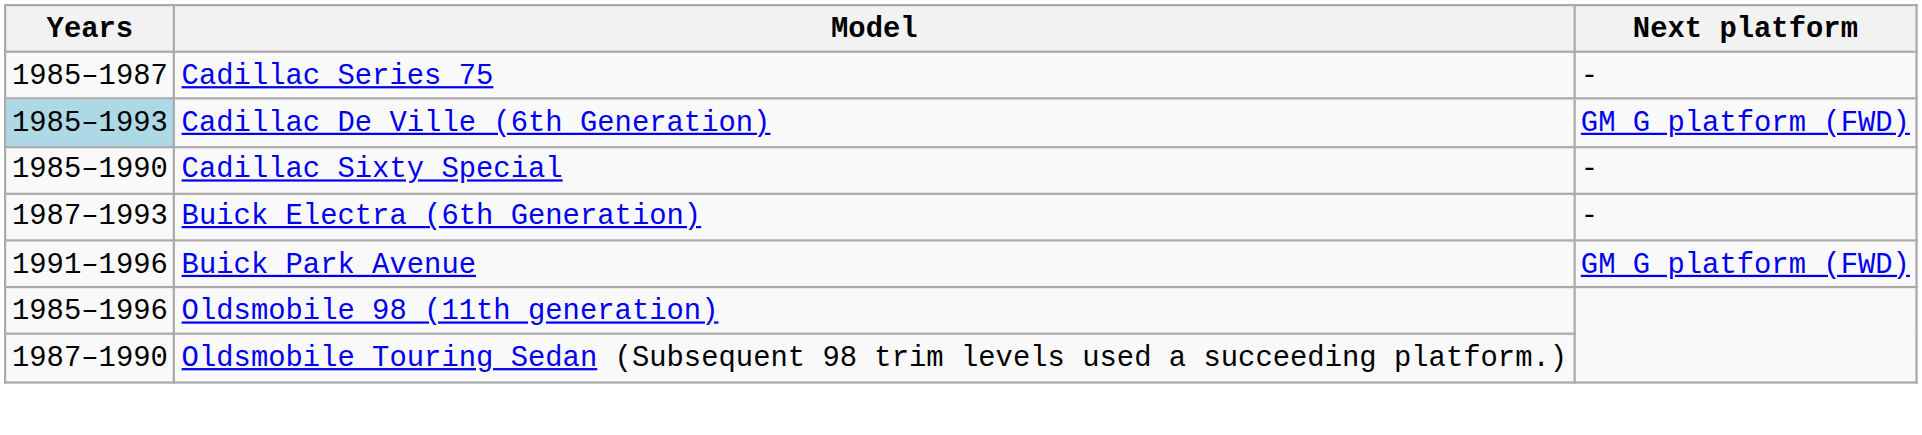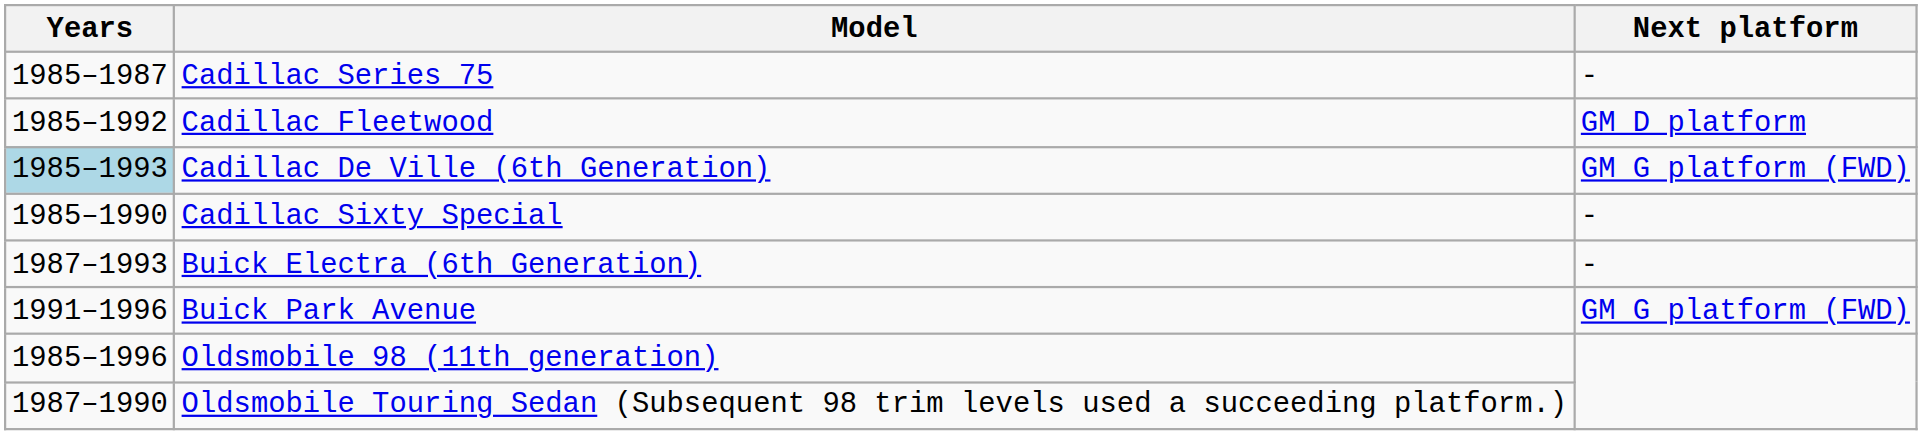+ row: (337, 123)
